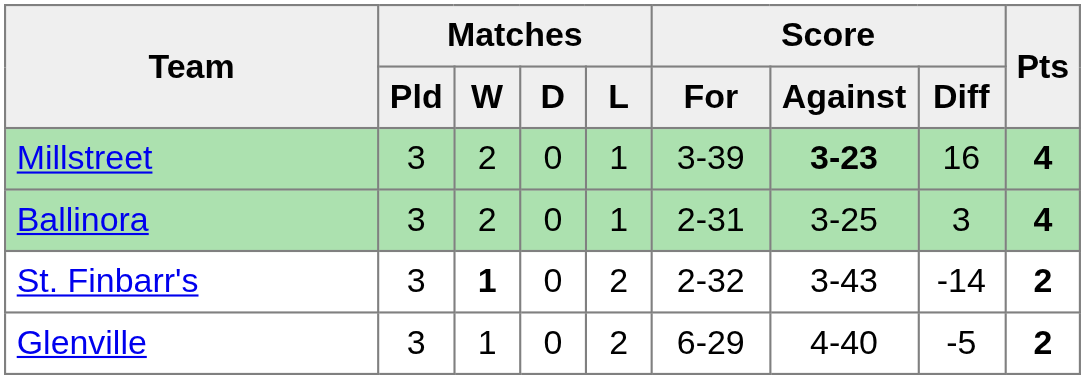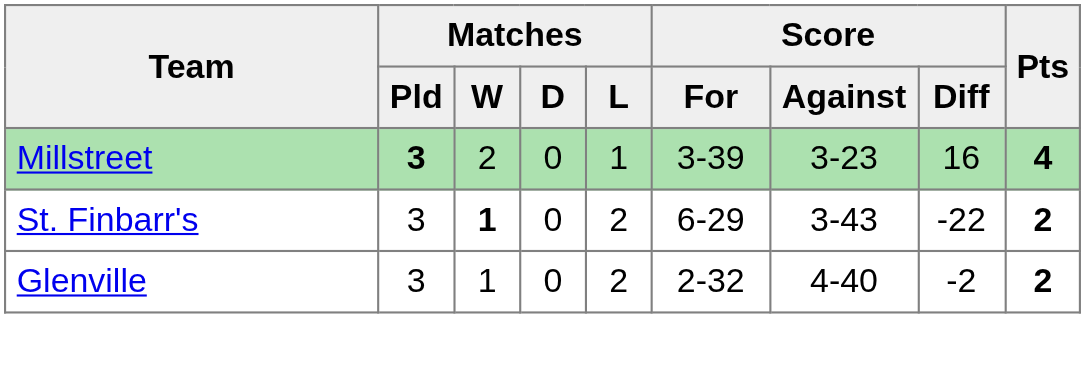(416, 158) normal -> (416, 158) bold
(844, 158) bold -> (844, 158) normal
- row: (83, 219)
(711, 281) 2-32 -> (711, 219) 6-29
(961, 281) -14 -> (961, 219) -22
(711, 342) 6-29 -> (711, 281) 2-32
(961, 342) -5 -> (961, 281) -2
